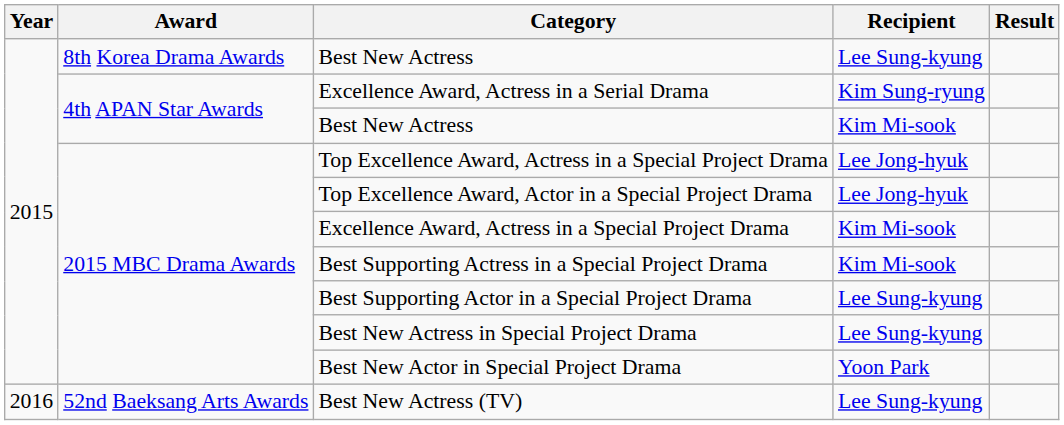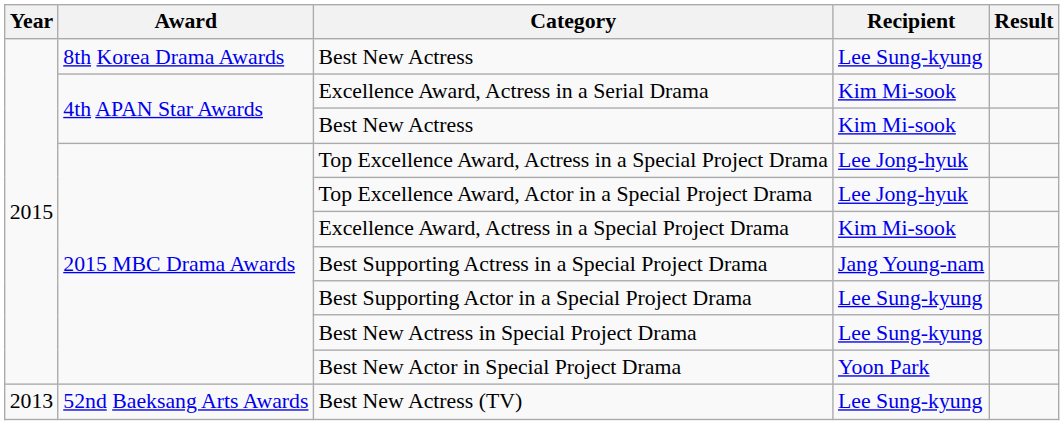(911, 90) Kim Sung-ryung -> (897, 90) Kim Mi-sook
(897, 263) Kim Mi-sook -> (911, 263) Jang Young-nam
(31, 401) 2016 -> (31, 401) 2013
